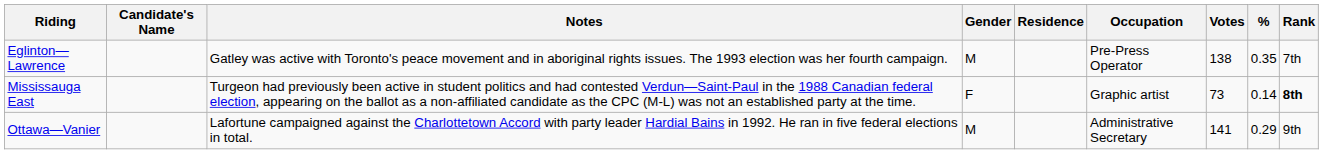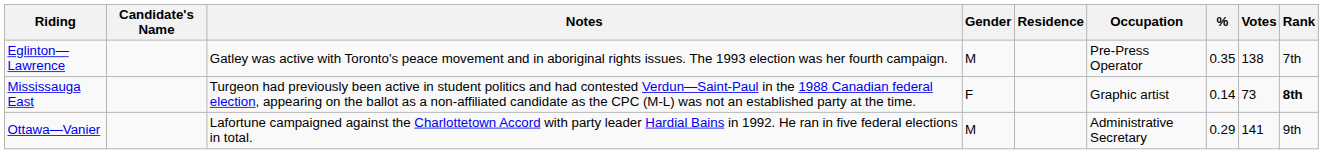columns swapped: (1227, 22) <-> (1264, 22)
